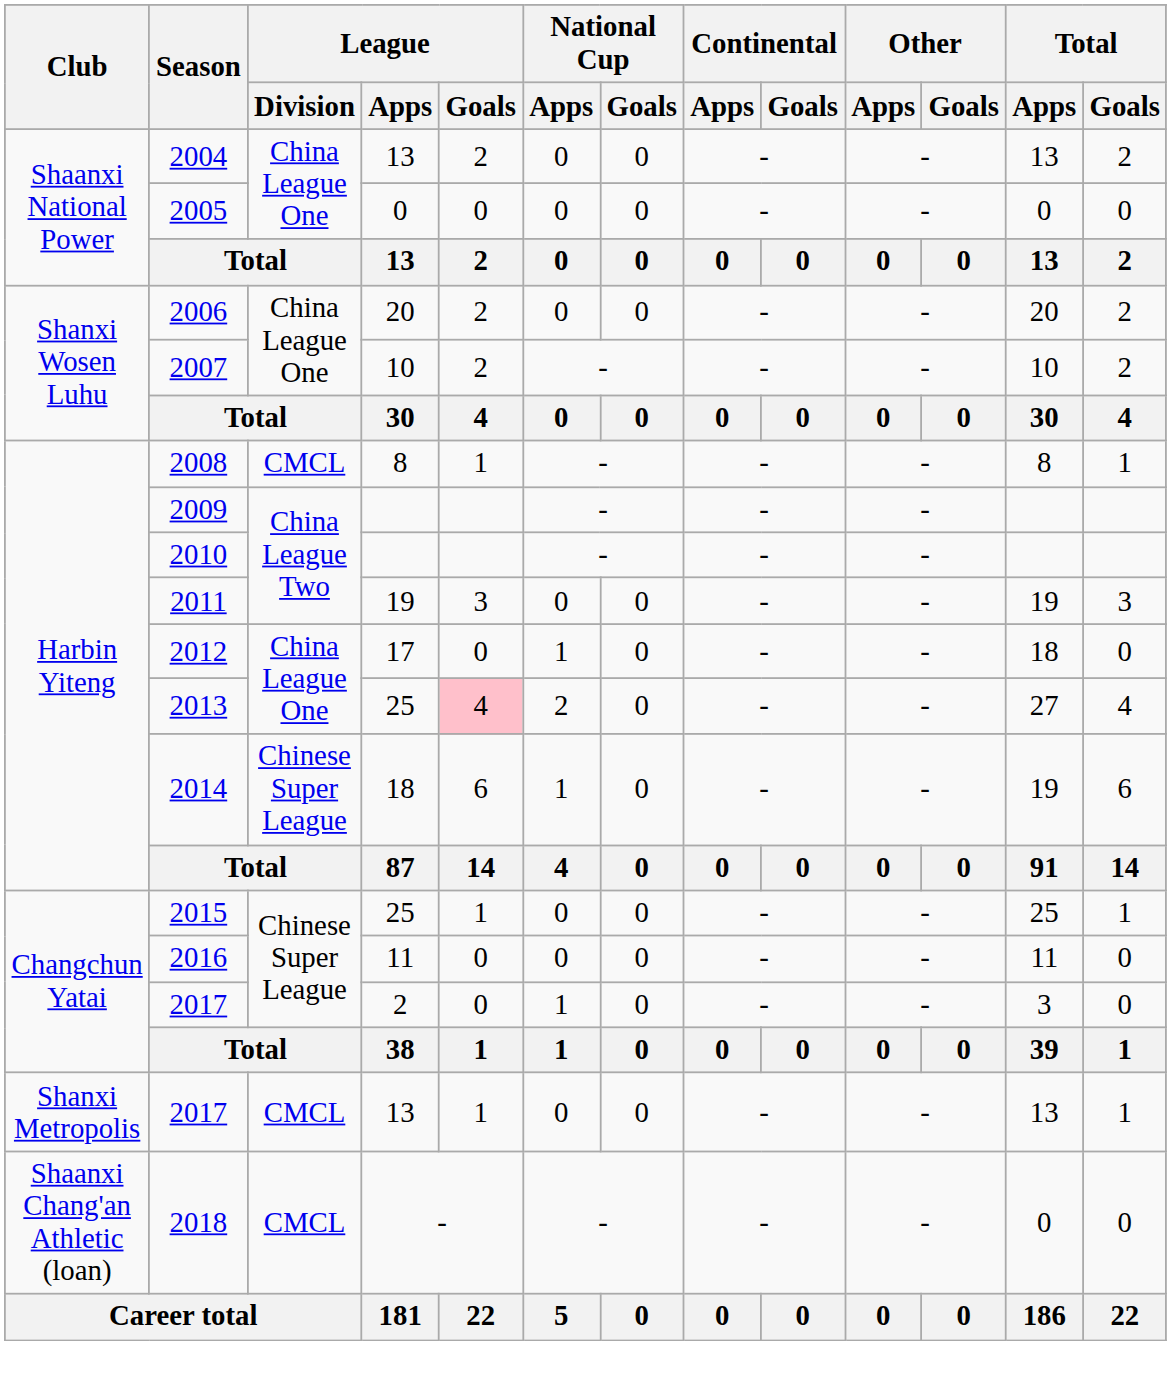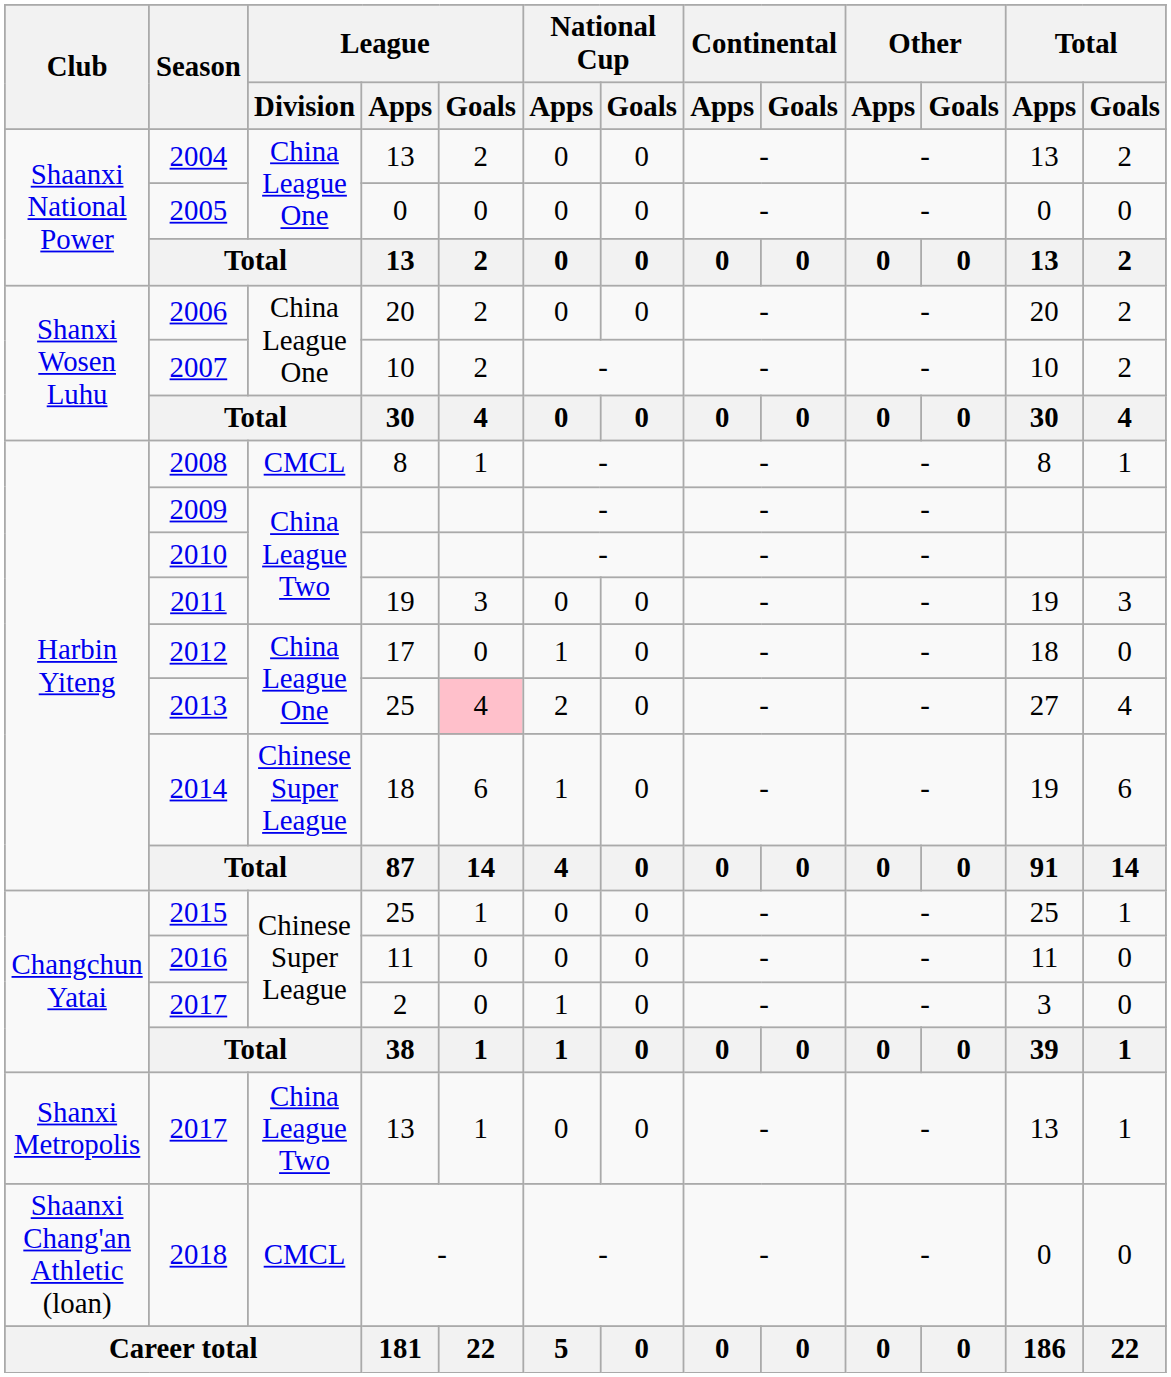(304, 1111) CMCL -> (305, 1127) China League Two
